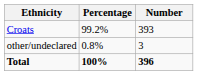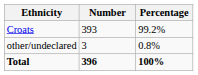columns swapped: (164, 12) <-> (107, 12)
